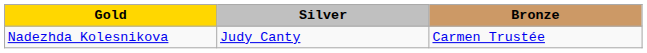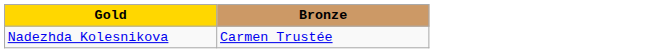- column: (323, 15)
